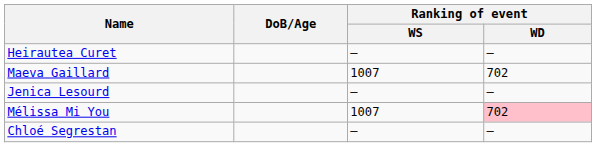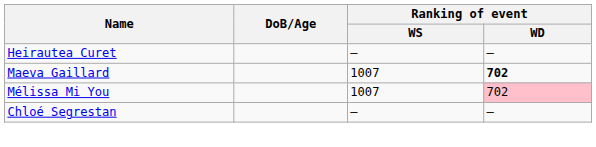(497, 73) normal -> (497, 73) bold
- row: (58, 93)
